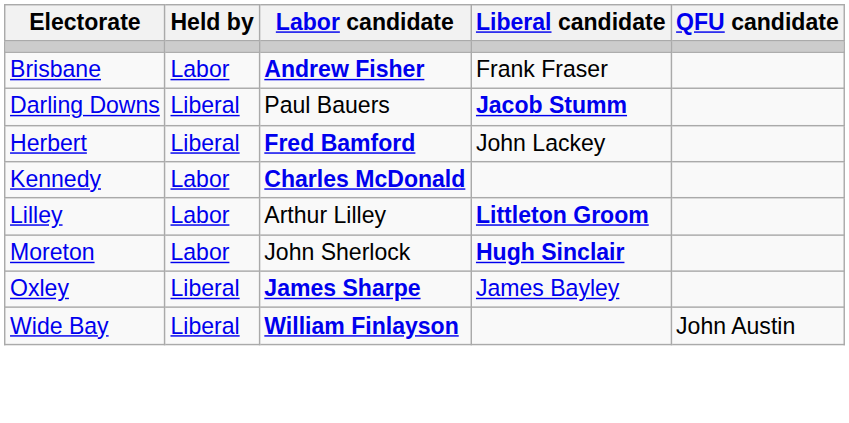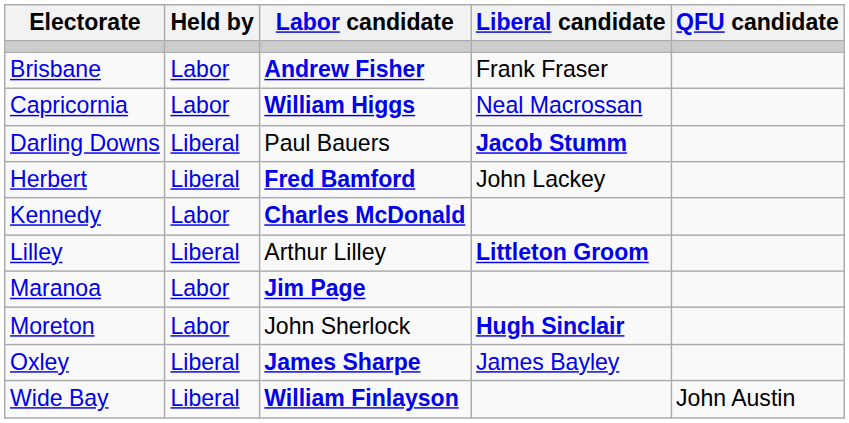+ row: (69, 106)
(200, 216) Labor -> (205, 252) Liberal
+ row: (56, 289)
